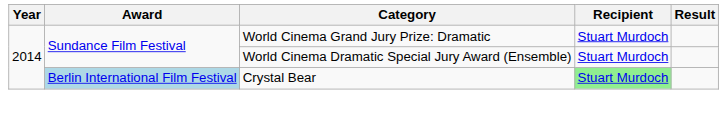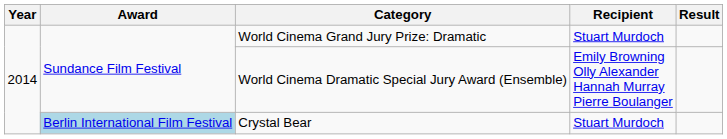(623, 57) Stuart Murdoch -> (623, 79) Emily Browning Olly Alexander Hannah Murray Pierre Boulanger
(623, 78) lightgreen background -> (619, 123) no background
